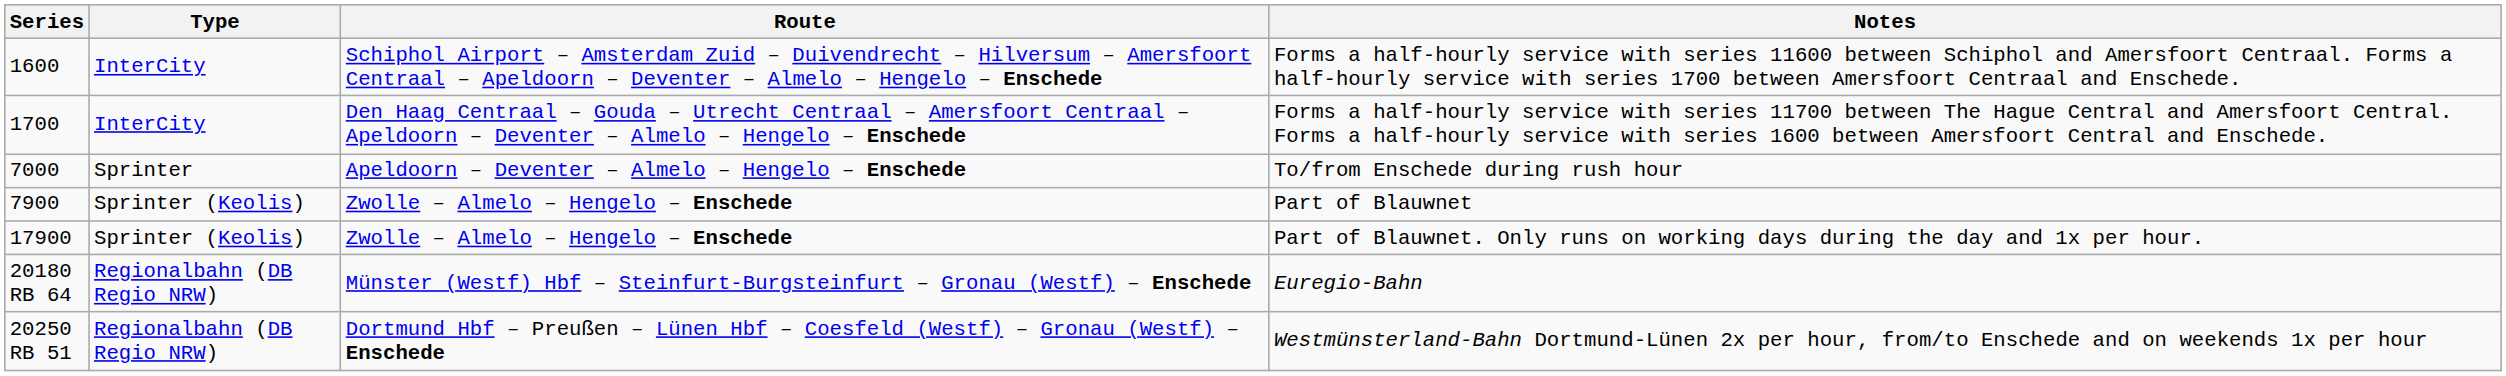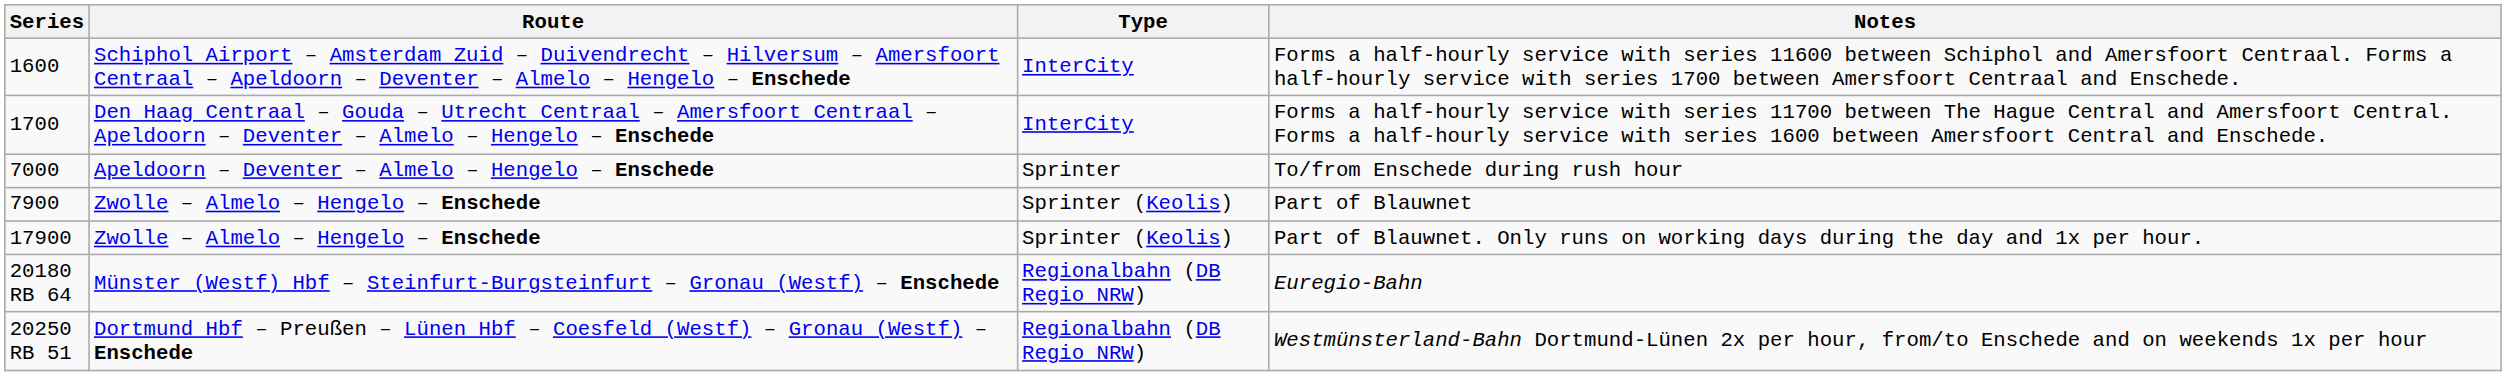columns swapped: (215, 22) <-> (805, 22)
